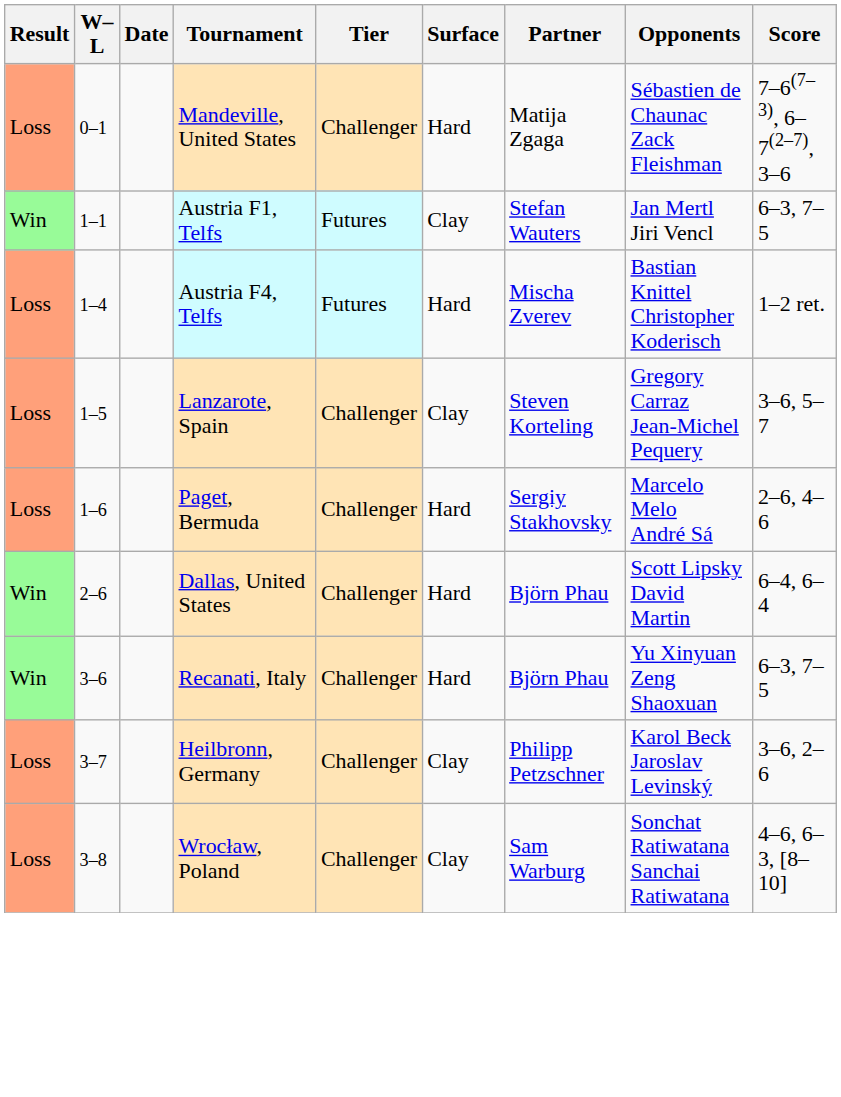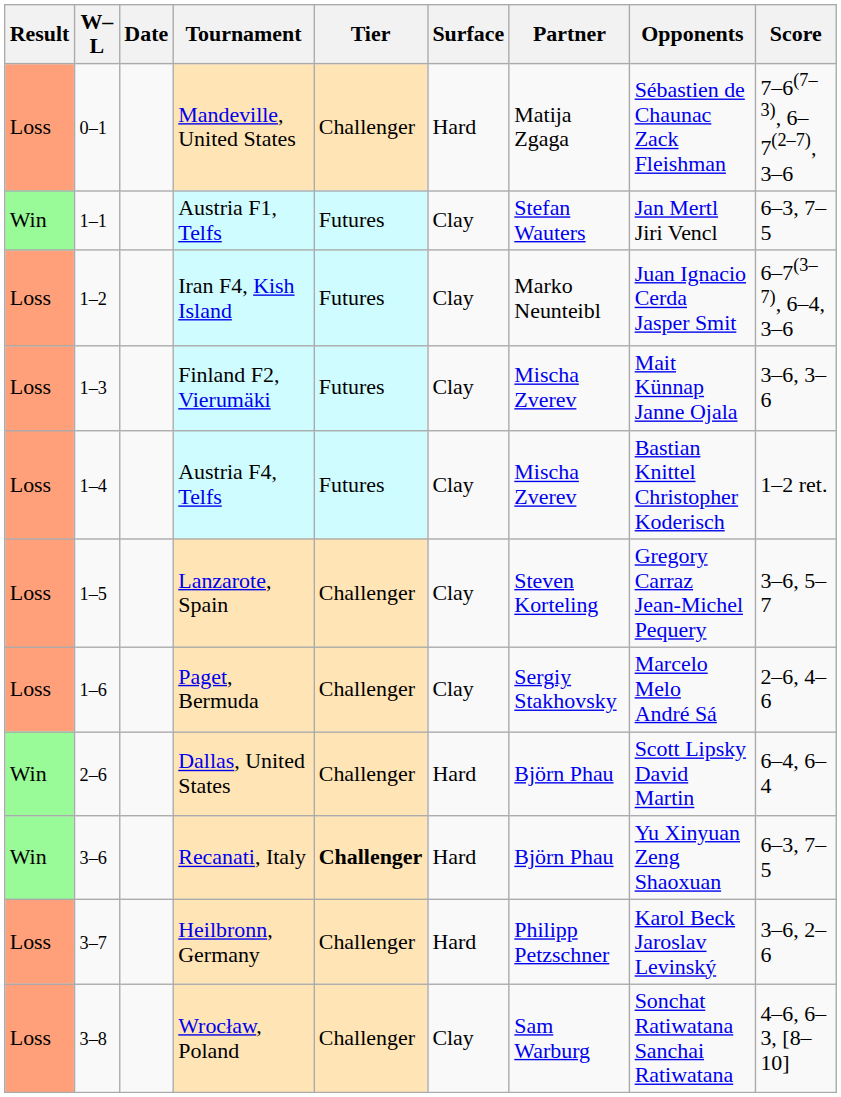+ row: (236, 297)
+ row: (229, 387)
(449, 304) Hard -> (453, 484) Clay
(449, 509) Hard -> (453, 689) Clay
(369, 677) normal -> (371, 857) bold
(448, 761) Clay -> (454, 941) Hard
